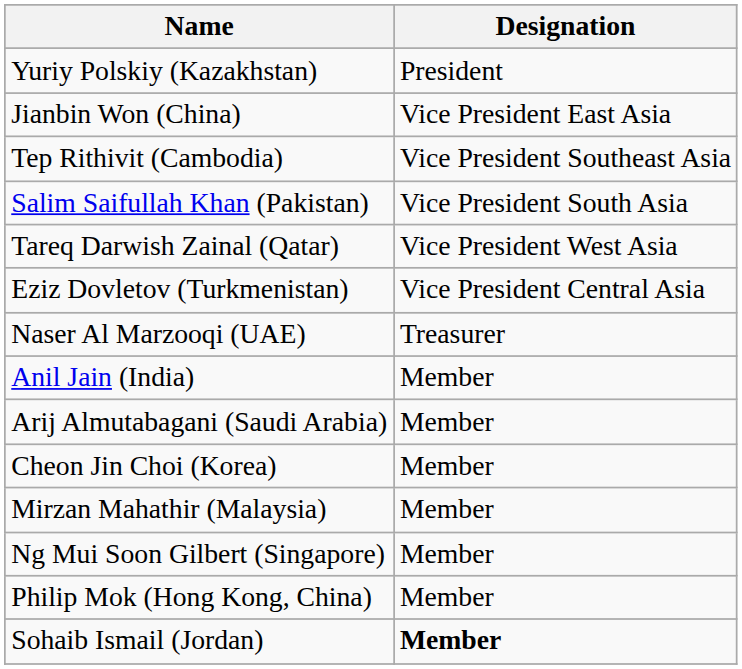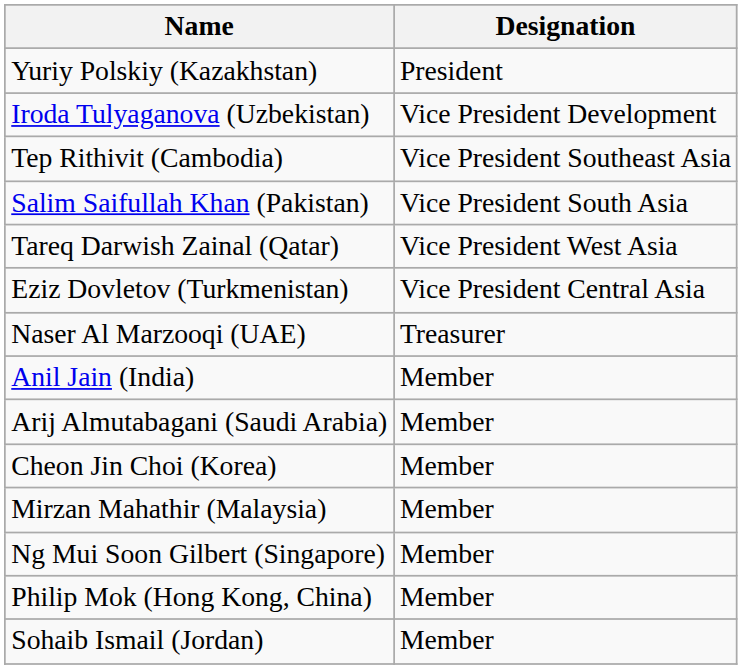+ row: (190, 114)
- row: (126, 114)
(451, 641) bold -> (447, 641) normal
